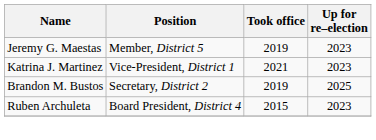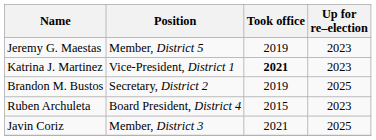(276, 67) normal -> (276, 67) bold
+ row: (35, 125)
